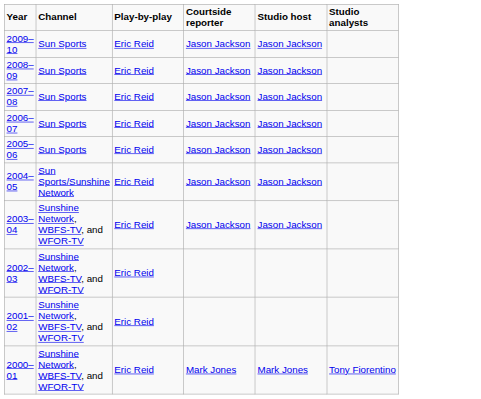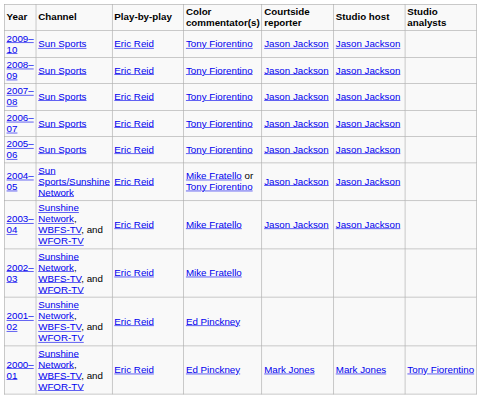+ column: (223, 17)
